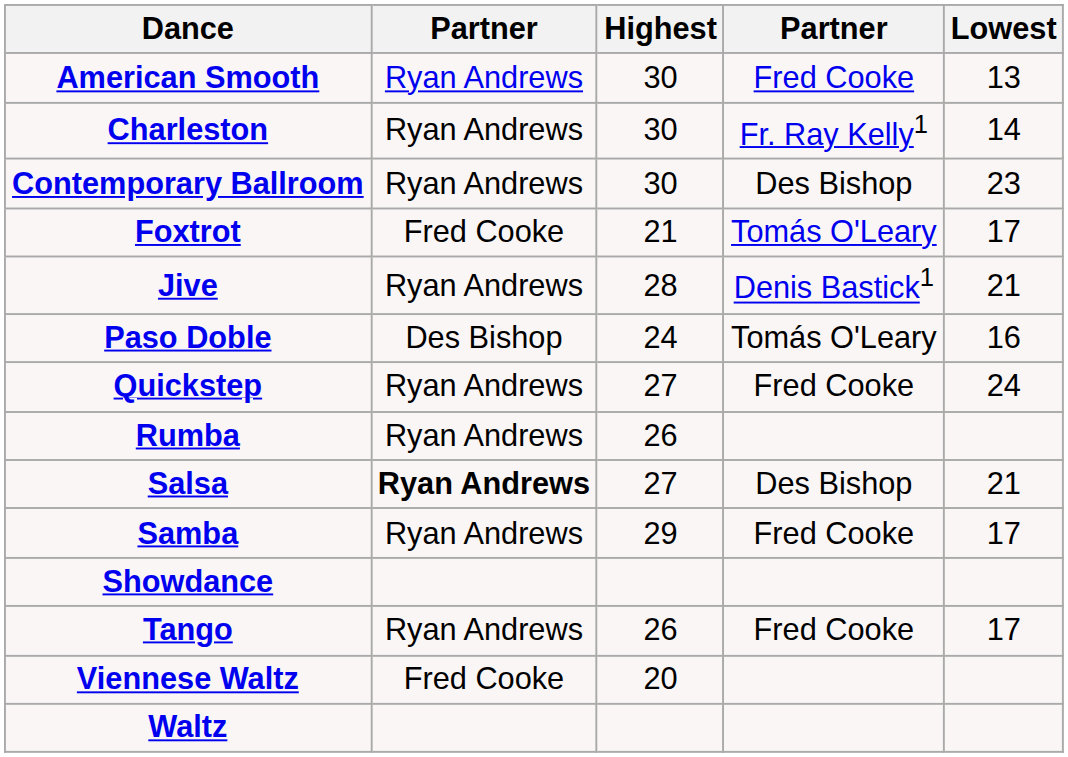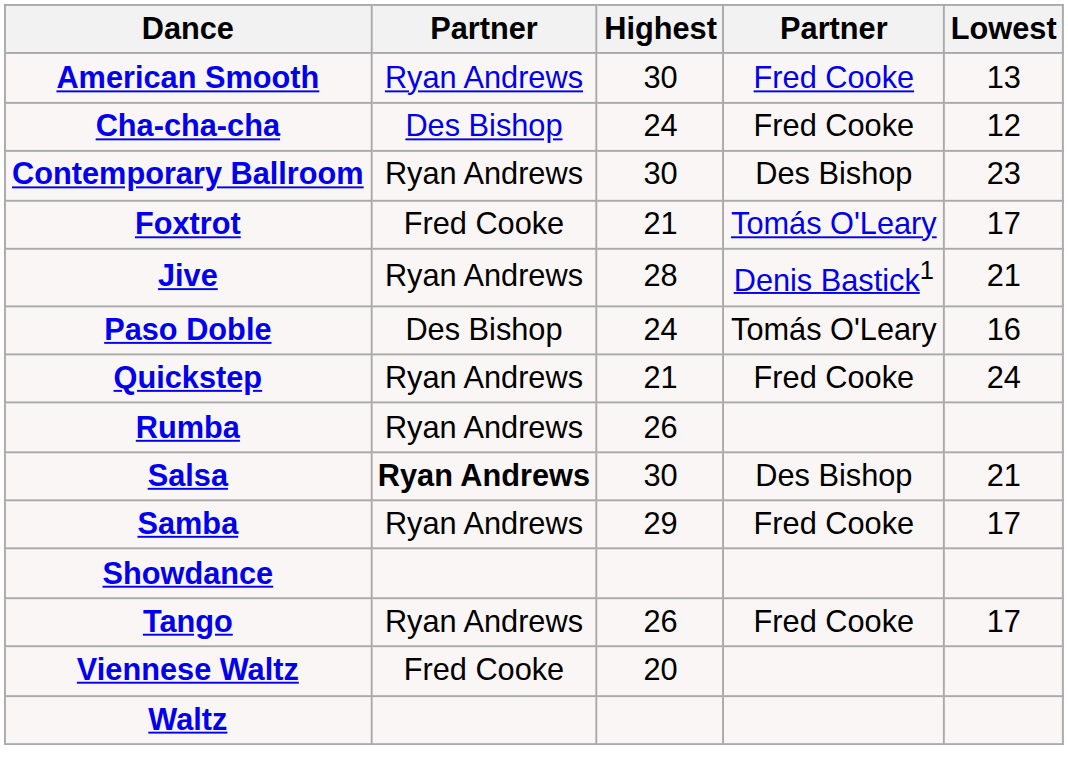+ row: (188, 126)
- row: (188, 130)
(661, 386) 27 -> (661, 378) 21
(661, 483) 27 -> (661, 475) 30
